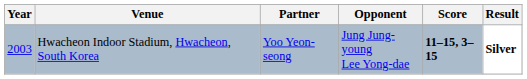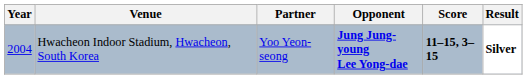(20, 49) 2003 -> (20, 49) 2004
(376, 49) normal -> (373, 49) bold
